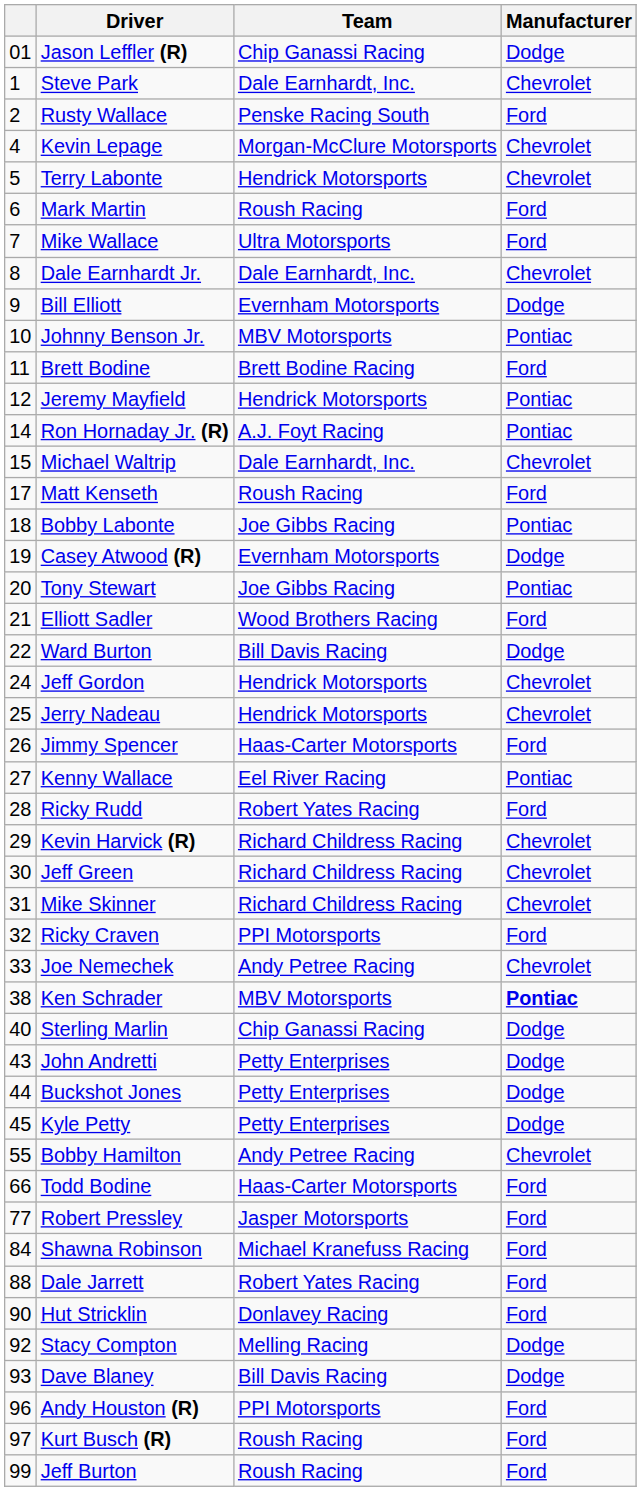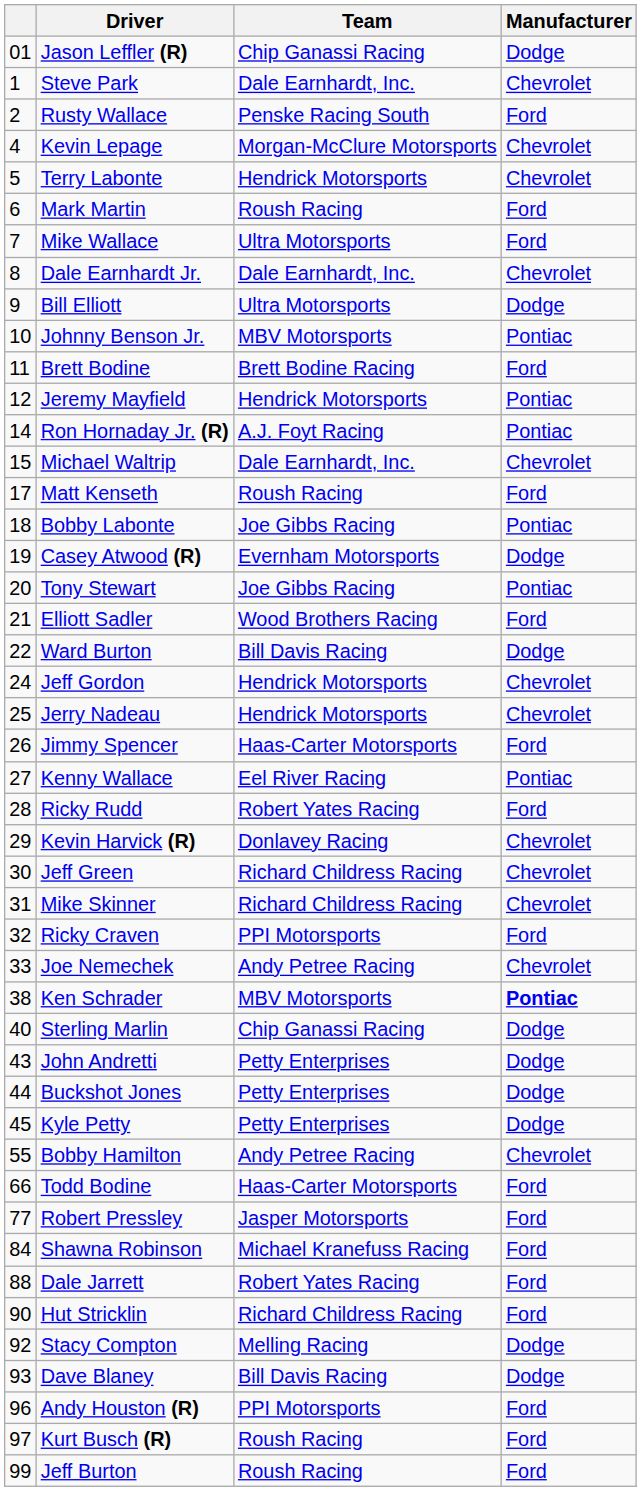(339, 304) Evernham Motorsports -> (314, 304) Ultra Motorsports
(350, 840) Richard Childress Racing -> (313, 840) Donlavey Racing
(313, 1313) Donlavey Racing -> (350, 1313) Richard Childress Racing
